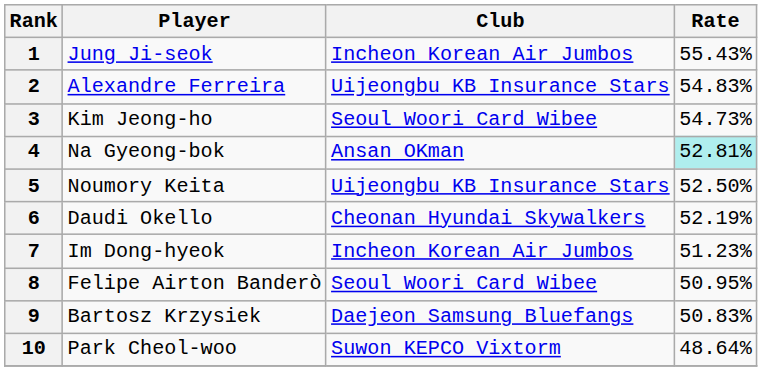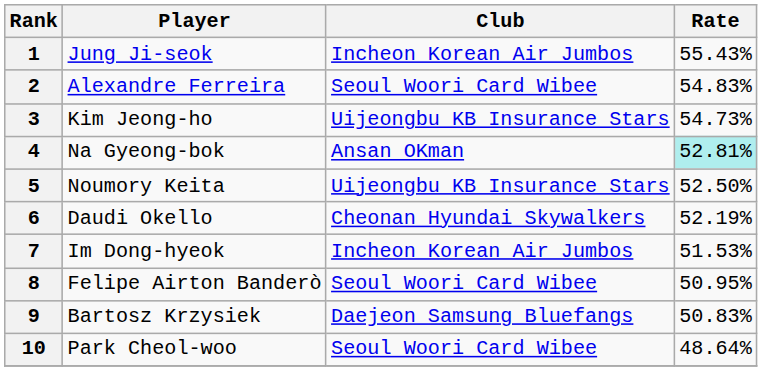(500, 87) Uijeongbu KB Insurance Stars -> (464, 87) Seoul Woori Card Wibee
(464, 120) Seoul Woori Card Wibee -> (500, 120) Uijeongbu KB Insurance Stars
(716, 251) 51.23% -> (716, 251) 51.53%
(446, 350) Suwon KEPCO Vixtorm -> (464, 350) Seoul Woori Card Wibee
